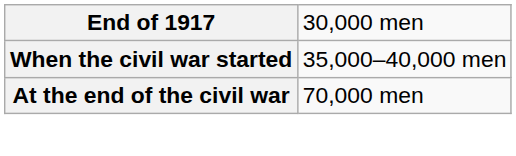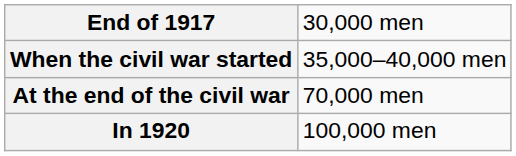+ row: (151, 131)
